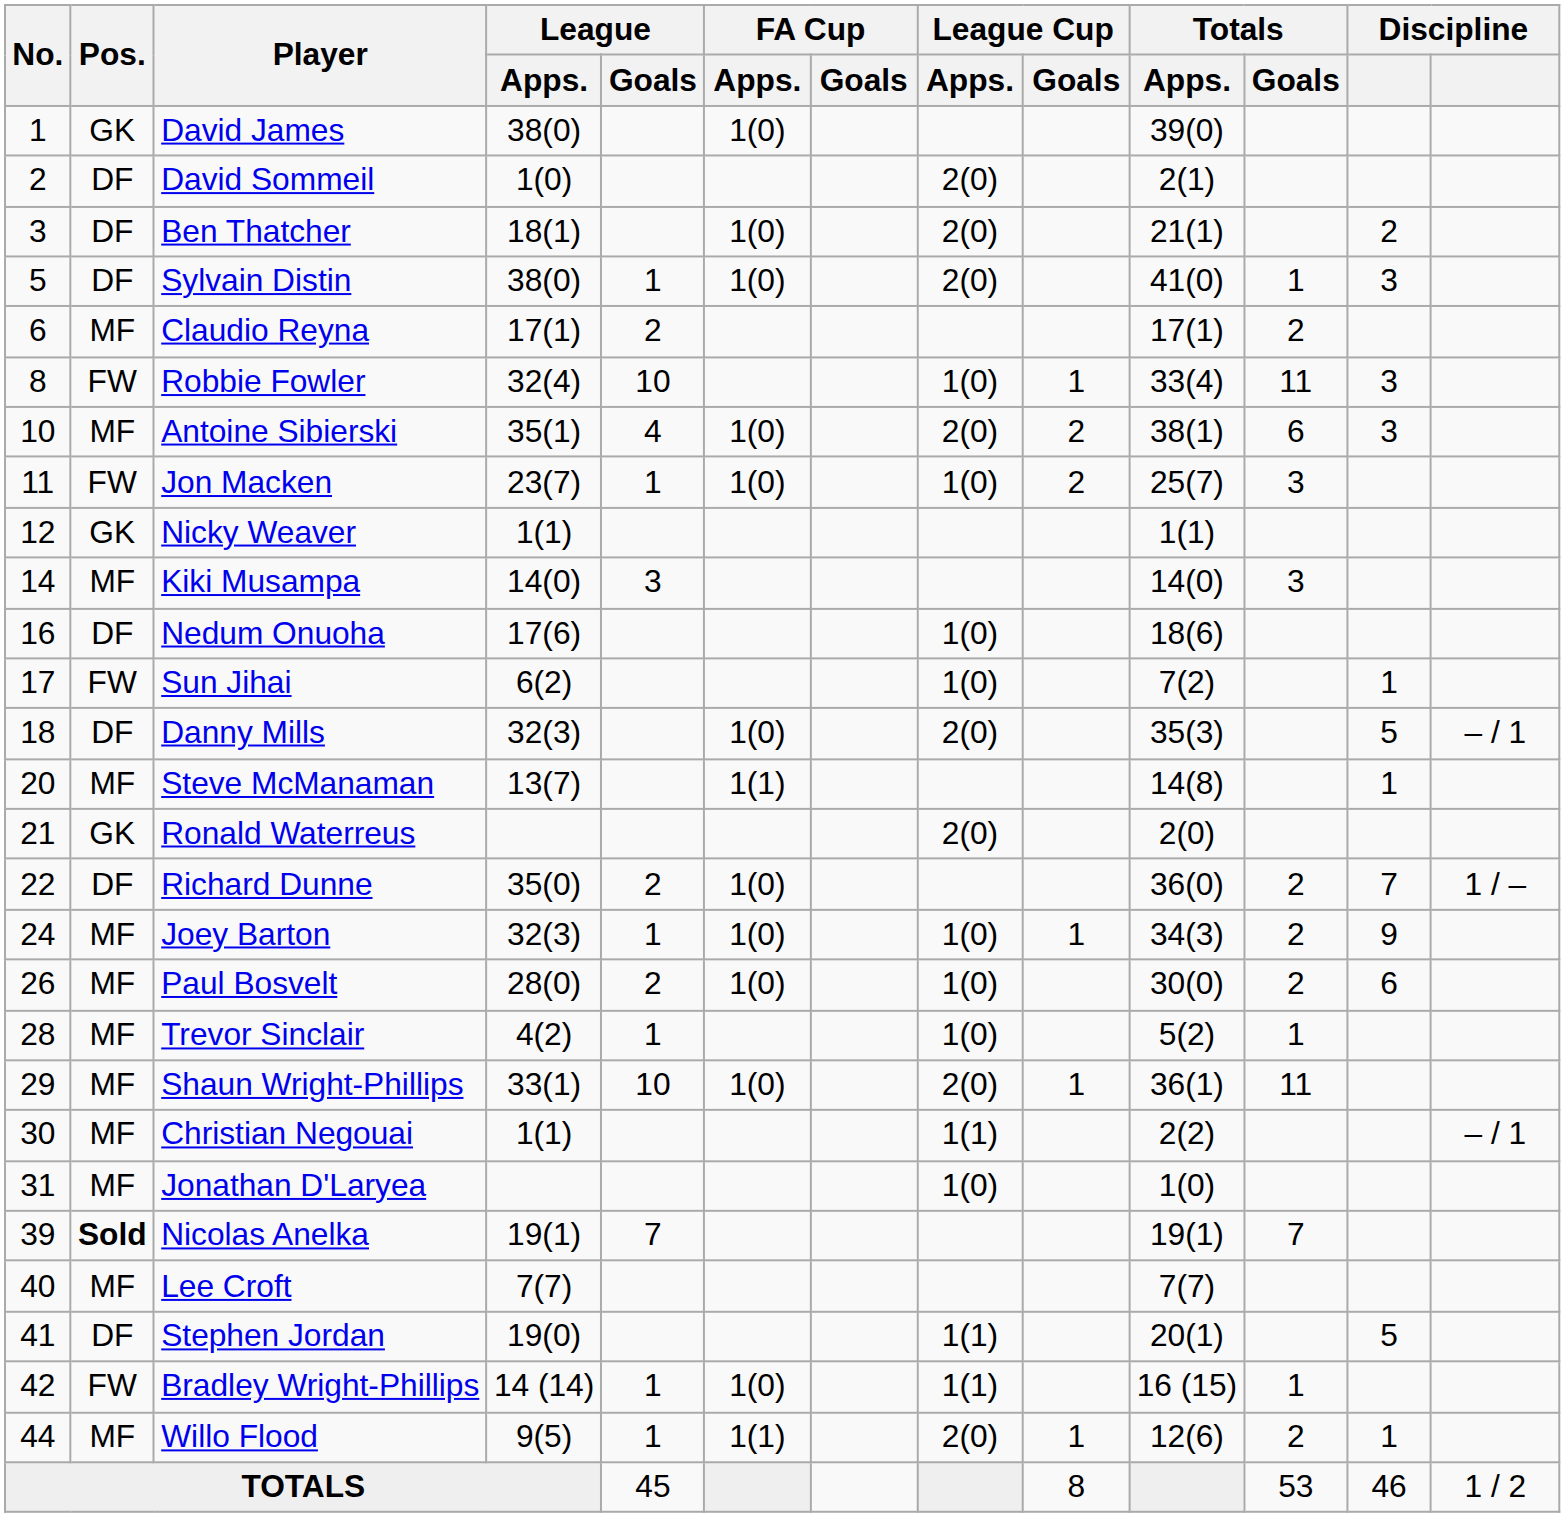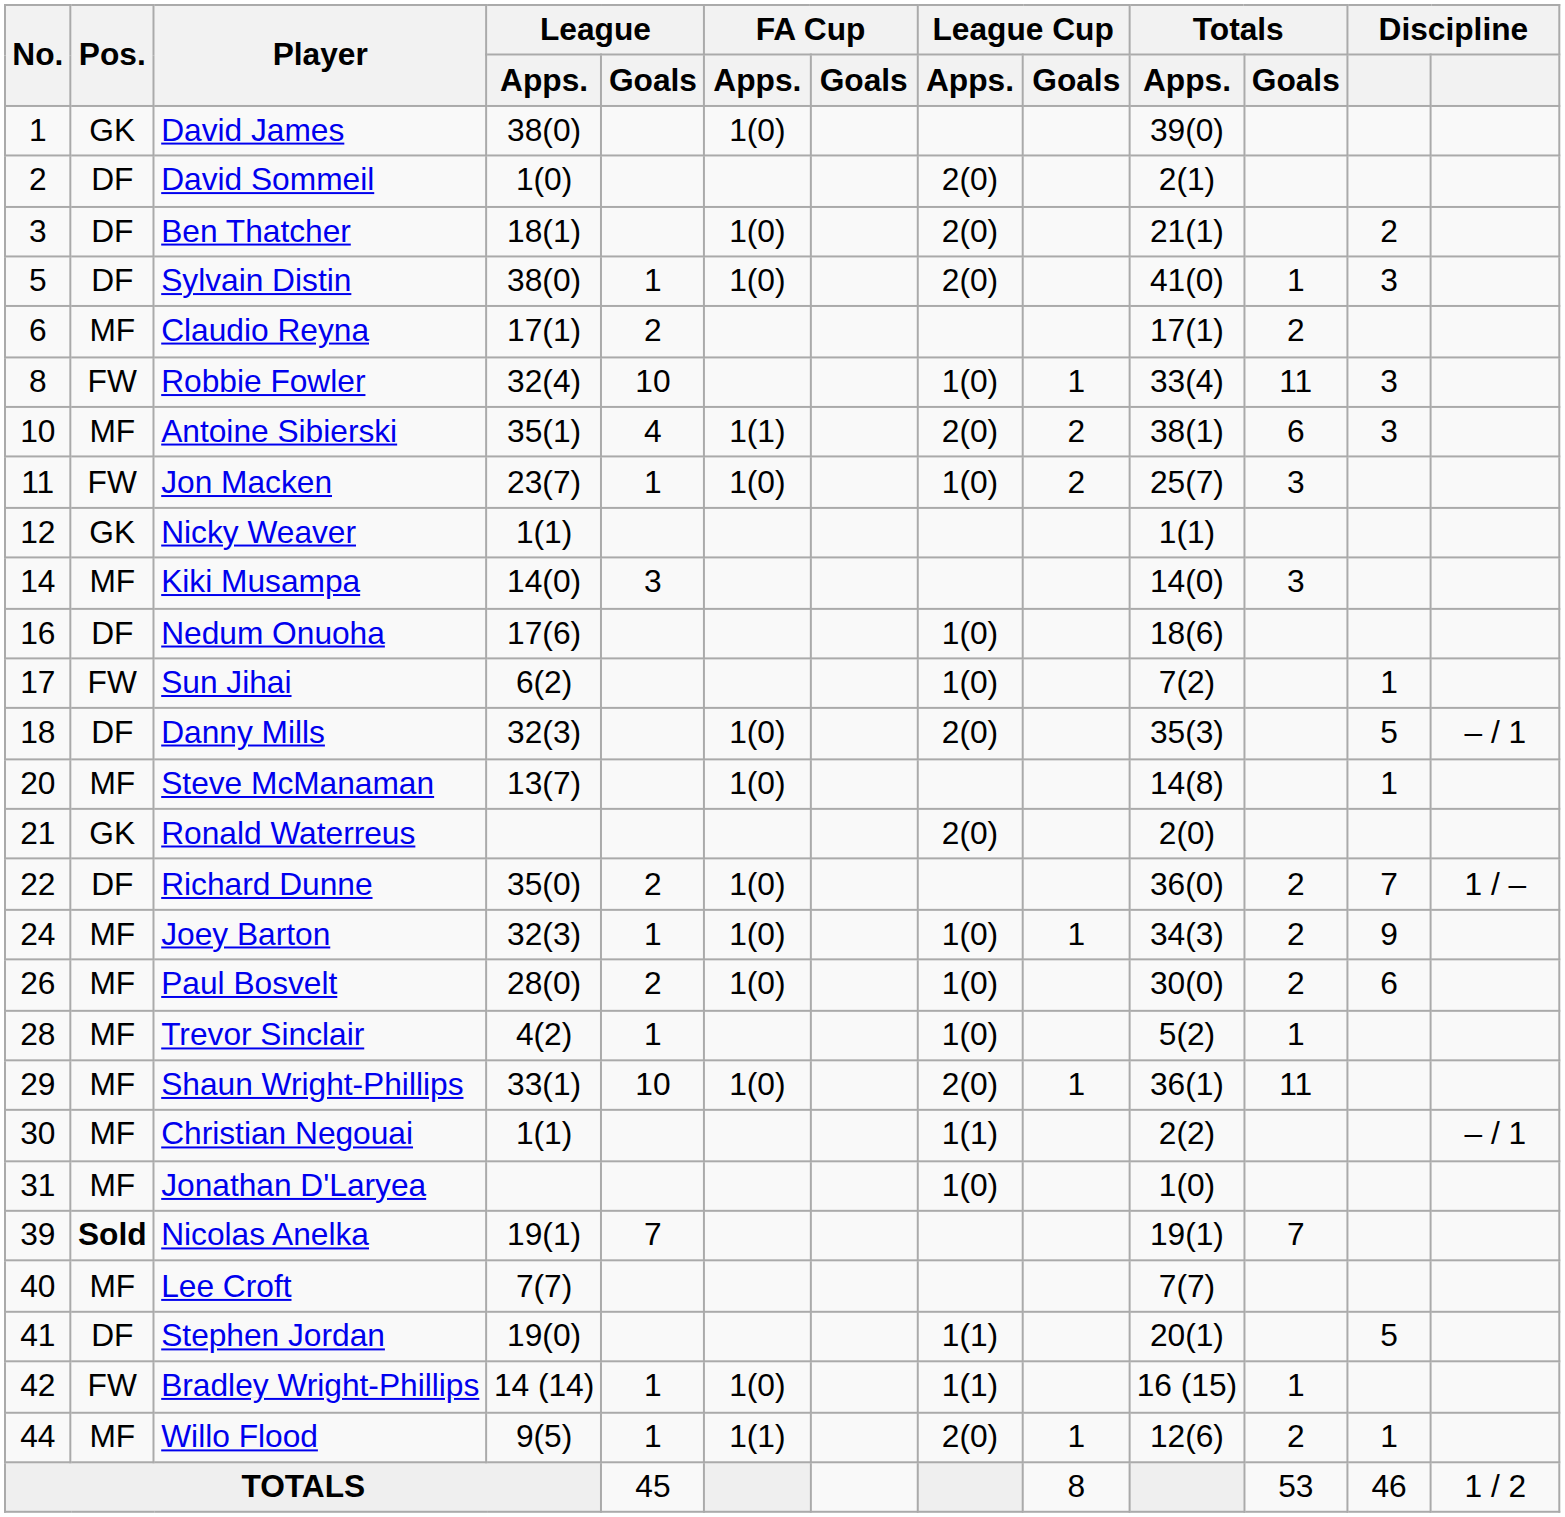(757, 431) 1(0) -> (757, 431) 1(1)
(757, 783) 1(1) -> (757, 783) 1(0)
